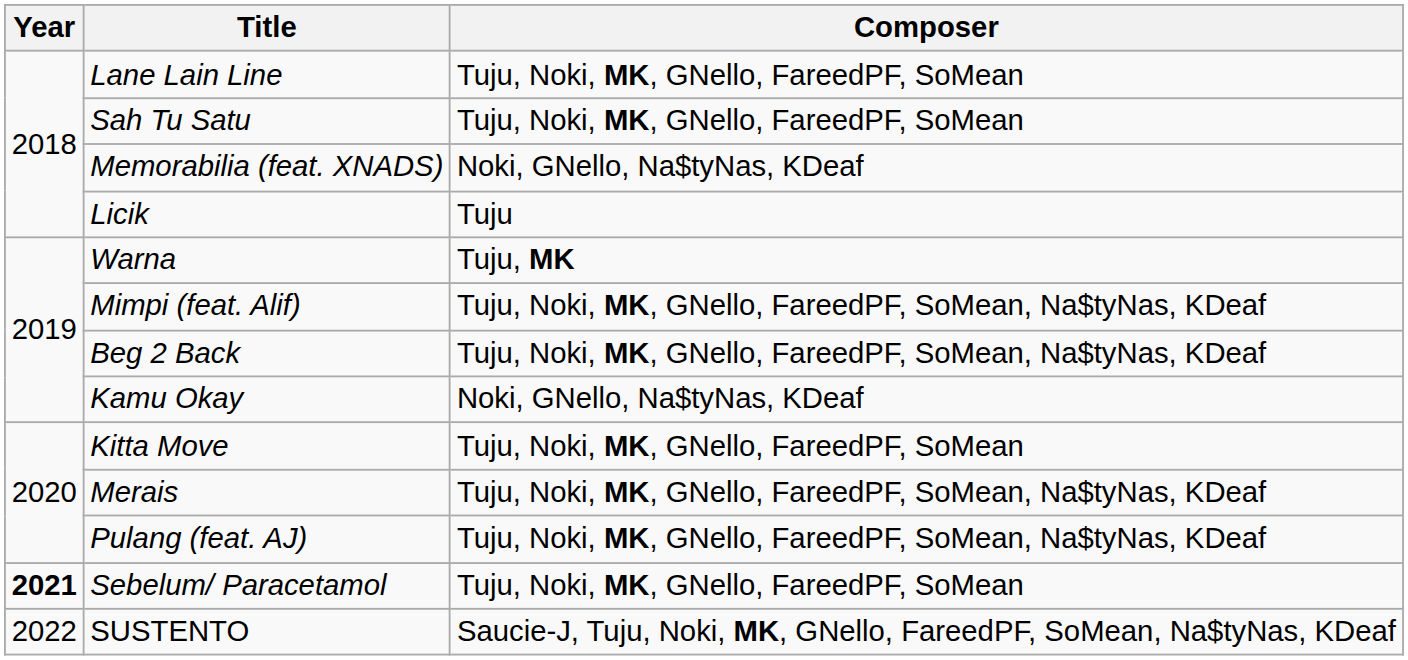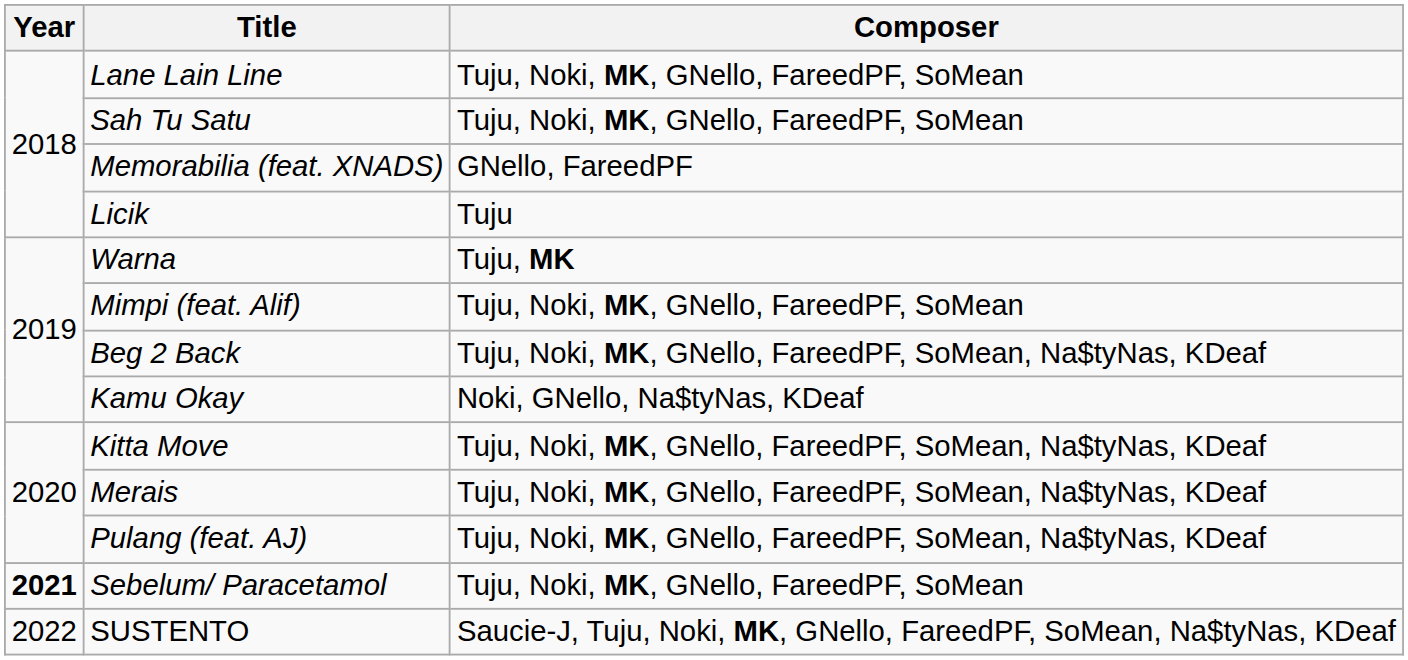(660, 167) Noki, GNello, Na$tyNas, KDeaf -> (575, 167) GNello, FareedPF
(862, 306) Tuju, Noki, MK, GNello, FareedPF, SoMean, Na$tyNas, KDeaf -> (740, 306) Tuju, Noki, MK, GNello, FareedPF, SoMean
(740, 445) Tuju, Noki, MK, GNello, FareedPF, SoMean -> (862, 445) Tuju, Noki, MK, GNello, FareedPF, SoMean, Na$tyNas, KDeaf
